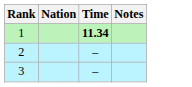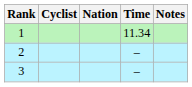+ column: (59, 14)
(95, 33) bold -> (137, 33) normal
